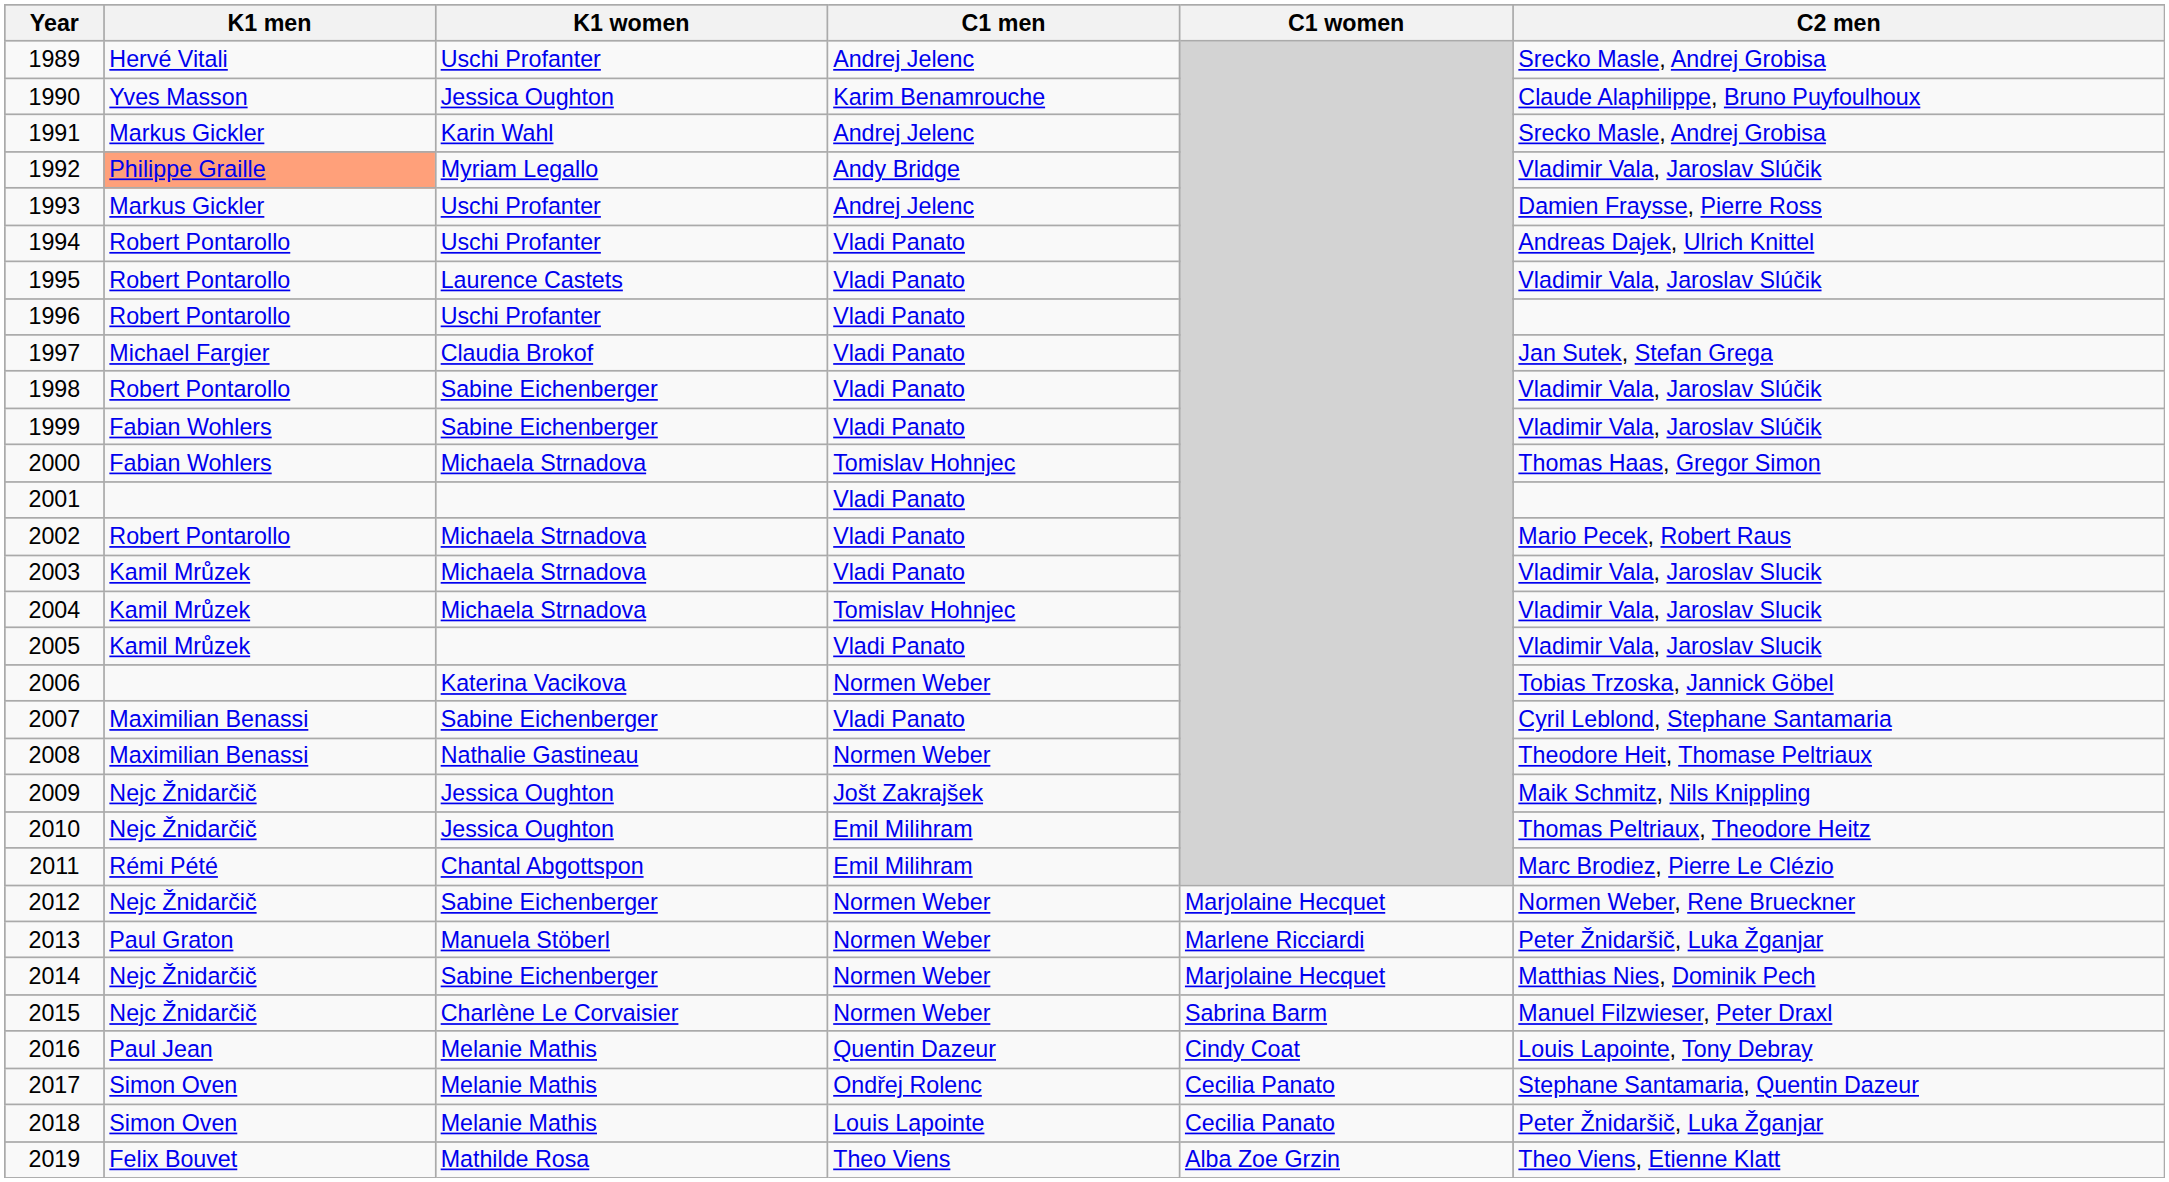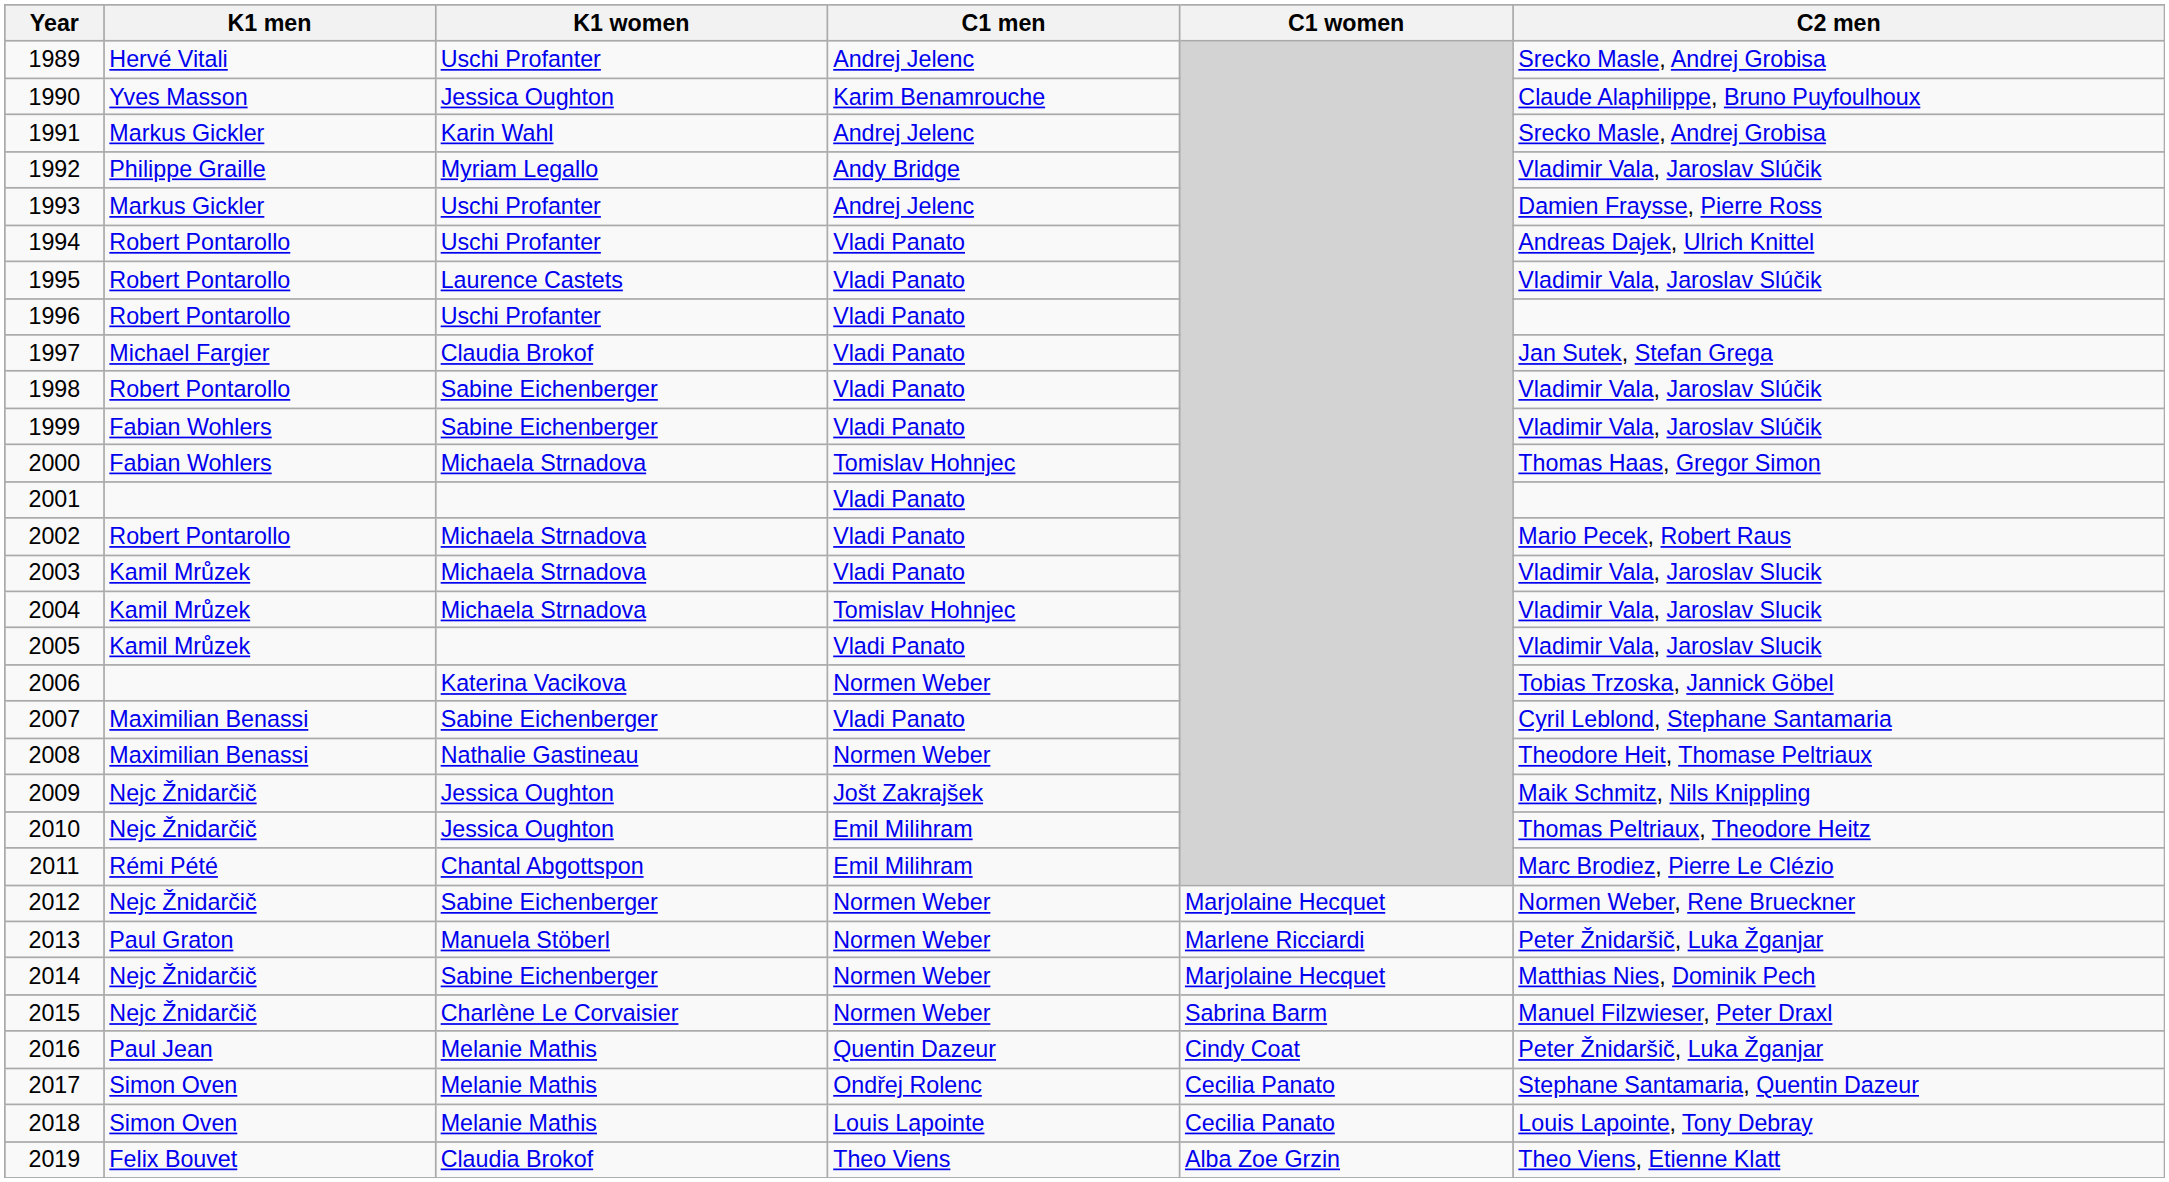(188, 169) lightsalmon background -> (188, 169) no background
(1665, 1049) Louis Lapointe, Tony Debray -> (1671, 1049) Peter Žnidaršič, Luka Žganjar
(1671, 1123) Peter Žnidaršič, Luka Žganjar -> (1665, 1123) Louis Lapointe, Tony Debray
(515, 1159) Mathilde Rosa -> (517, 1159) Claudia Brokof
